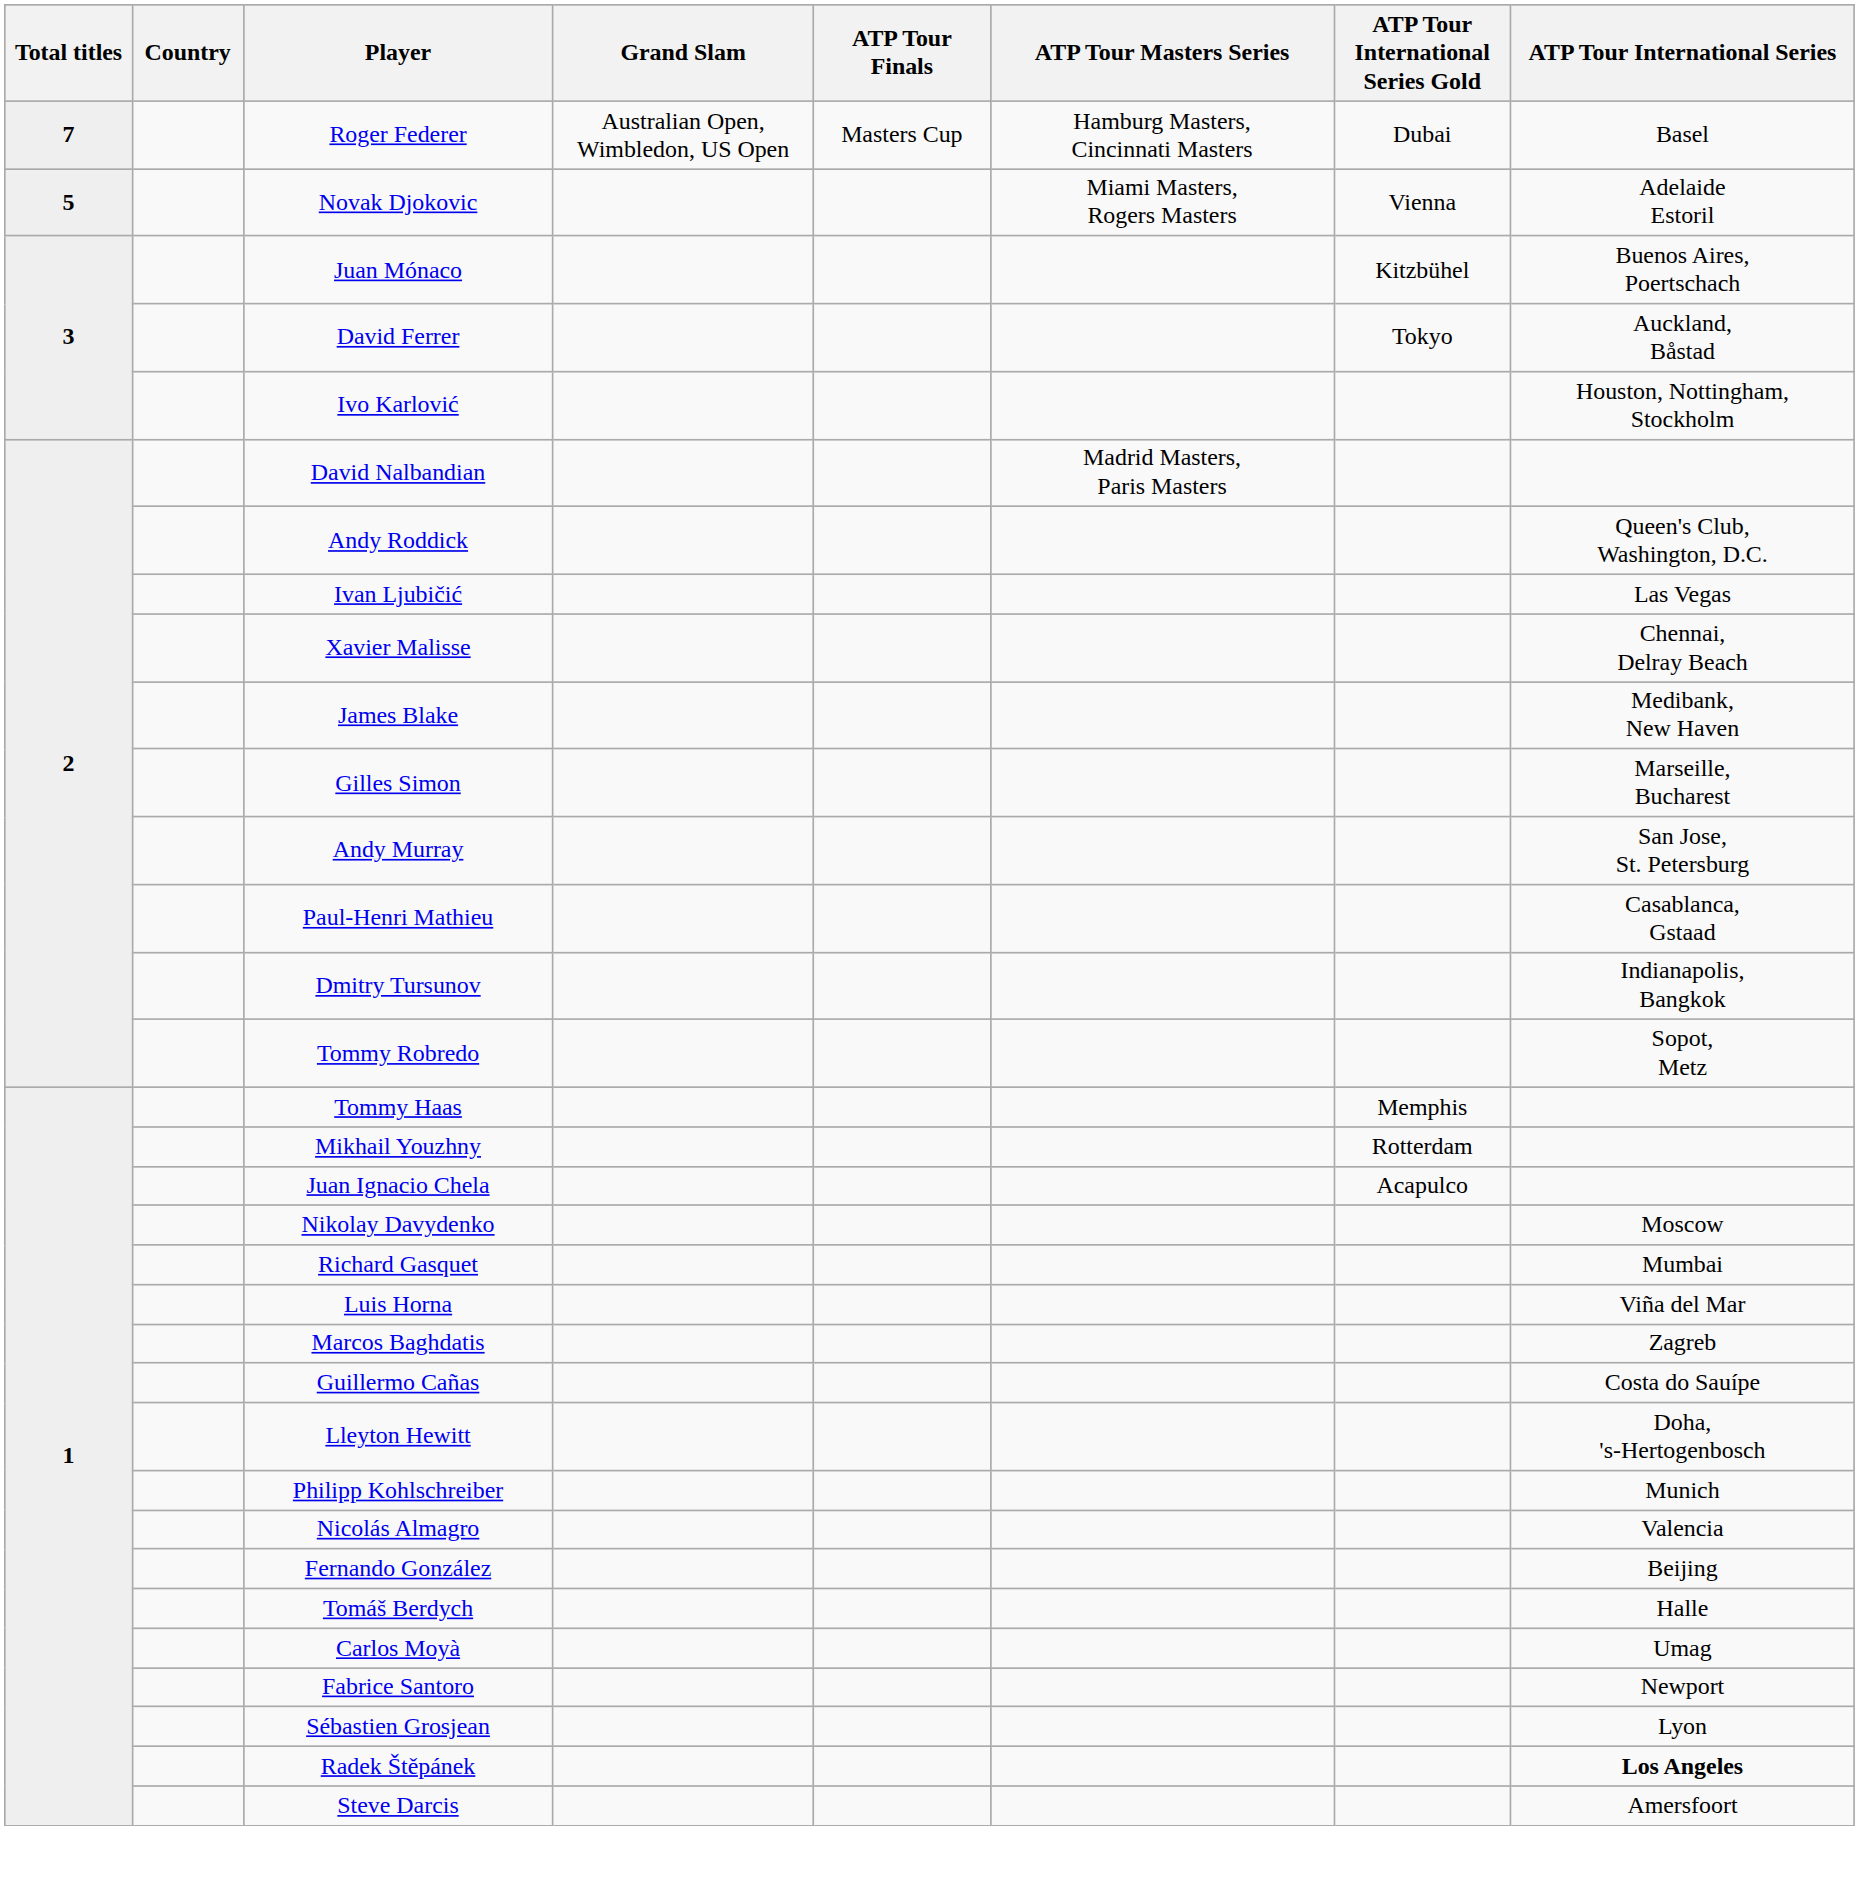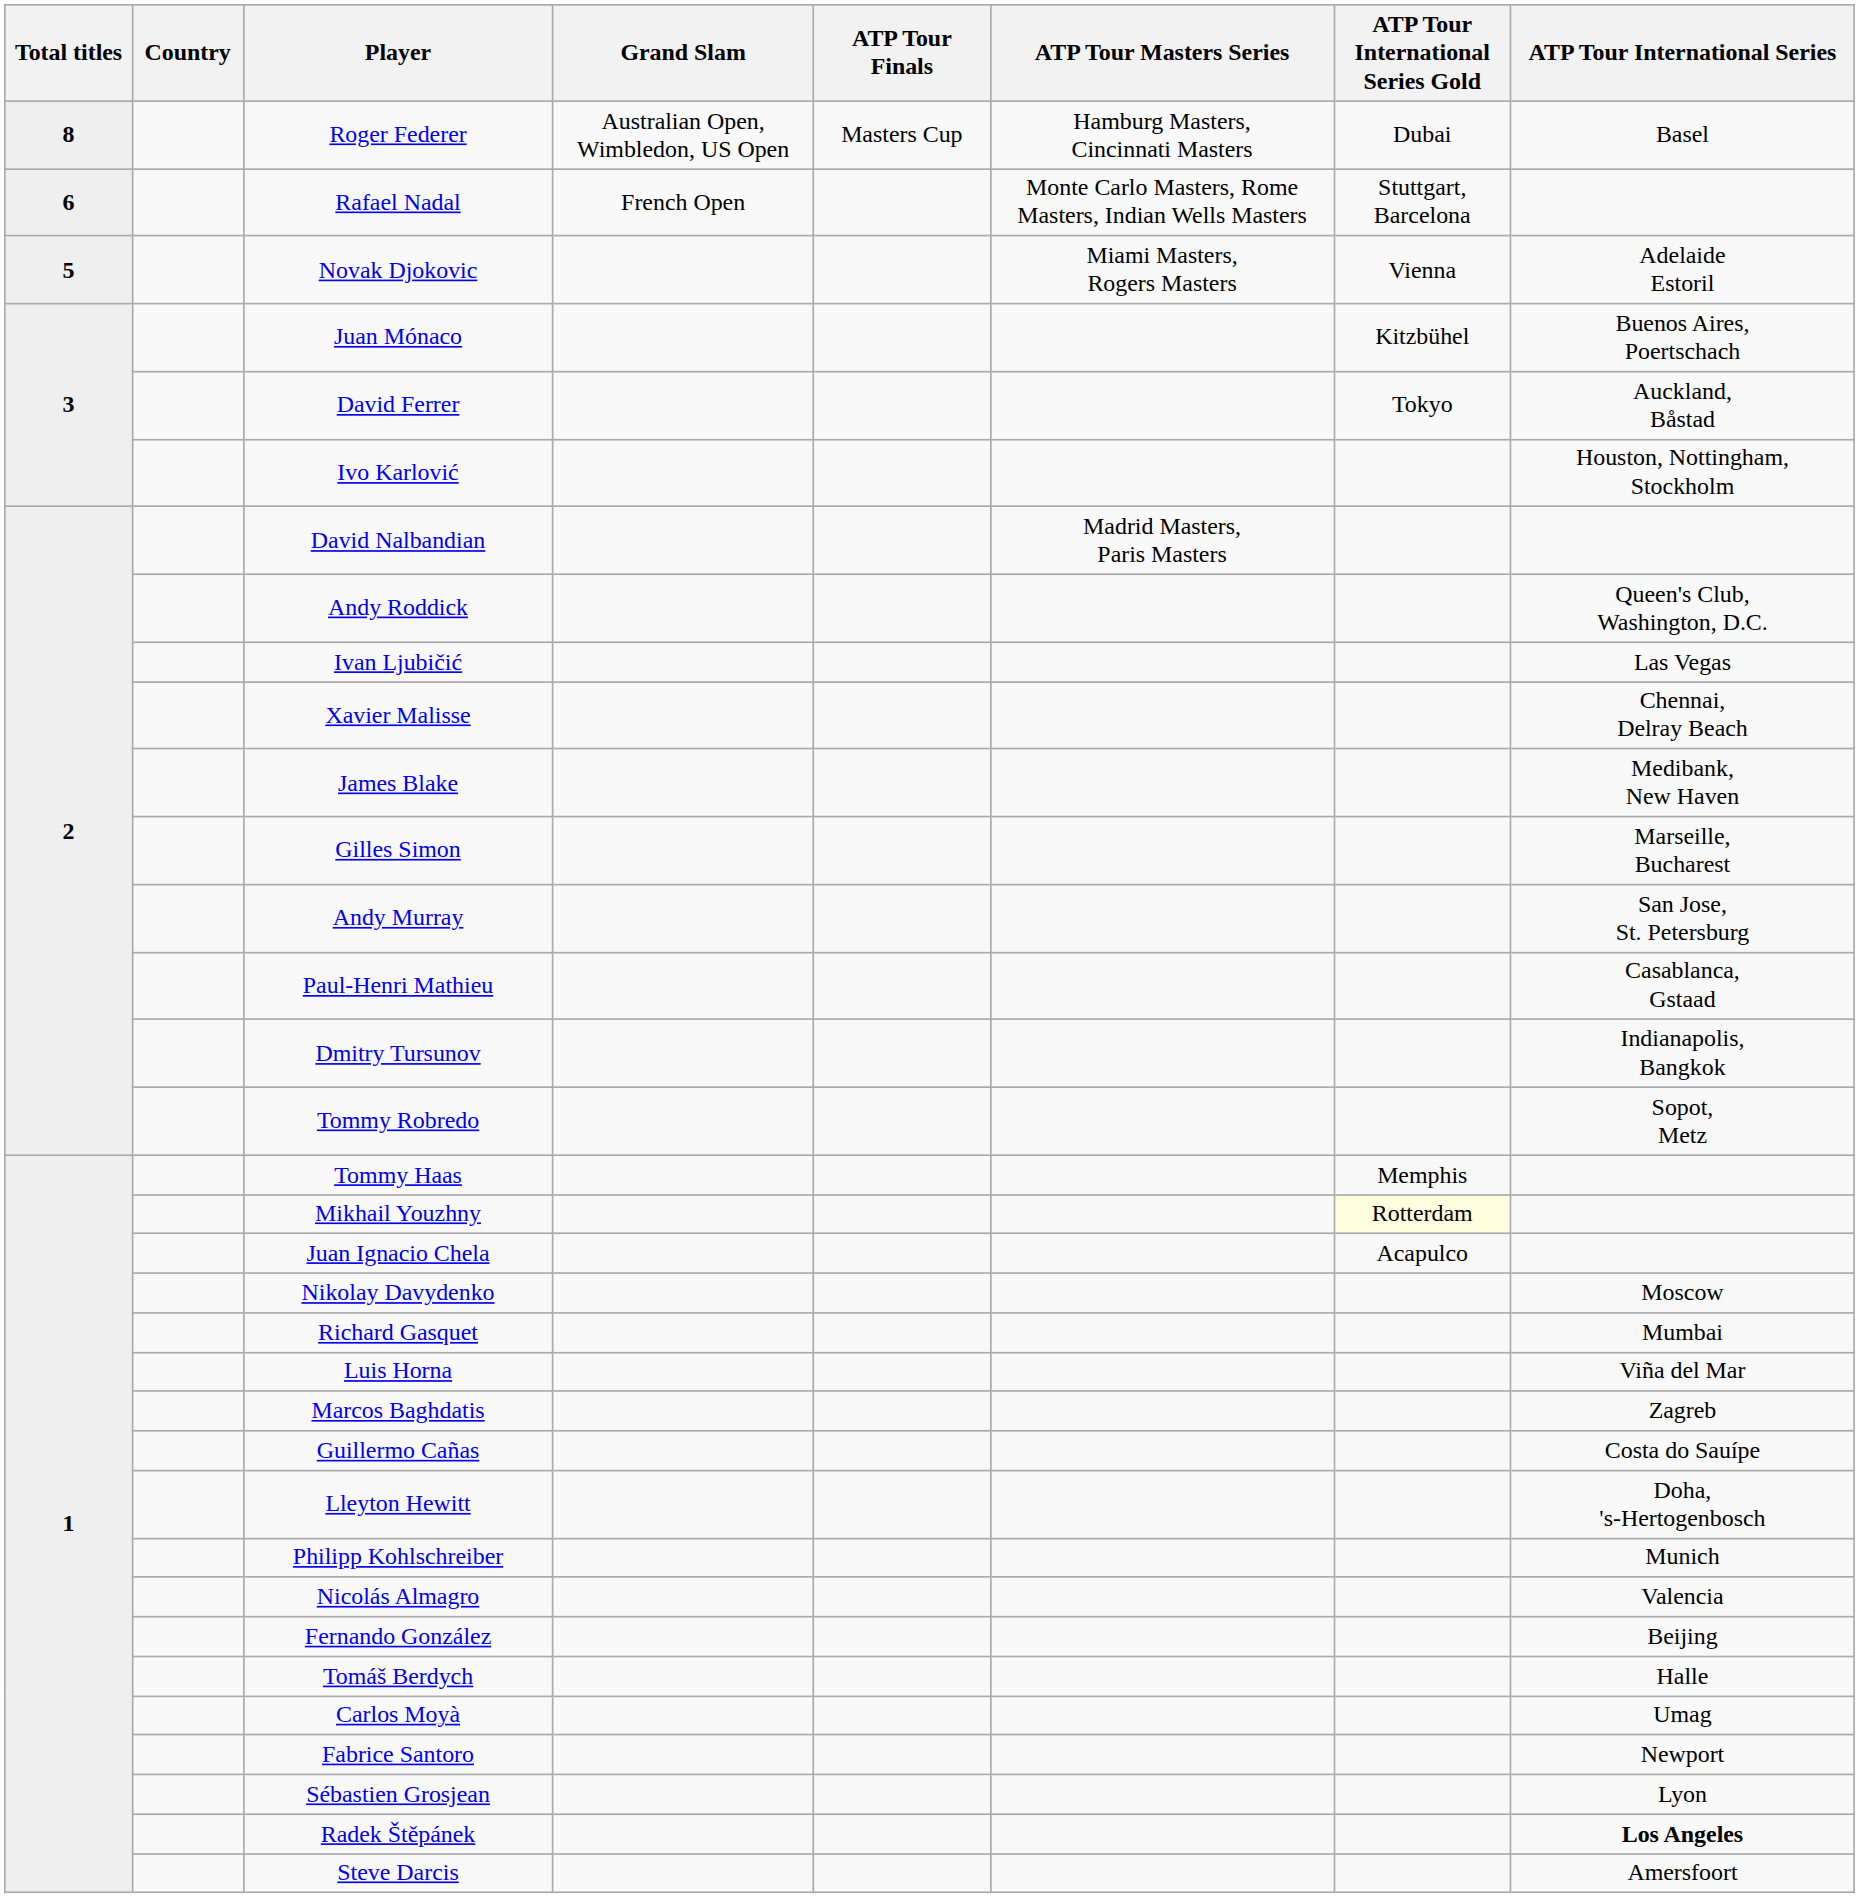(69, 134) 7 -> (69, 134) 8
+ row: (398, 202)
(1422, 1146) no background -> (1422, 1213) lightyellow background
